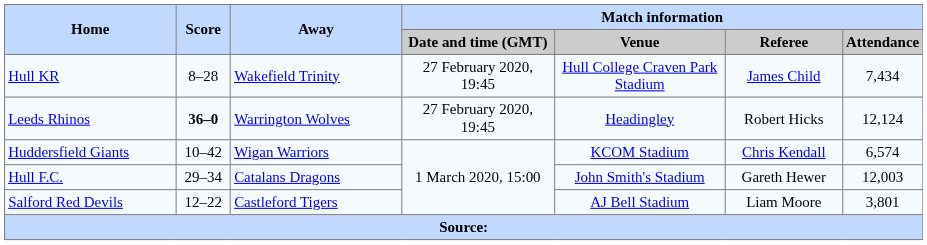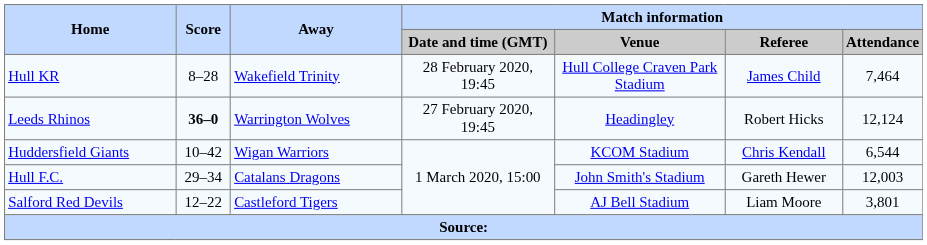(478, 75) 27 February 2020, 19:45 -> (478, 75) 28 February 2020, 19:45
(883, 75) 7,434 -> (883, 75) 7,464
(883, 152) 6,574 -> (883, 152) 6,544
